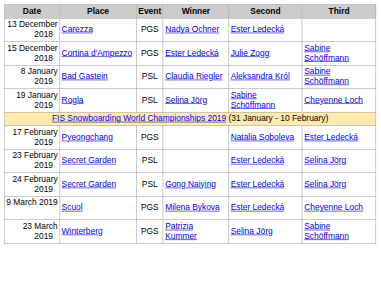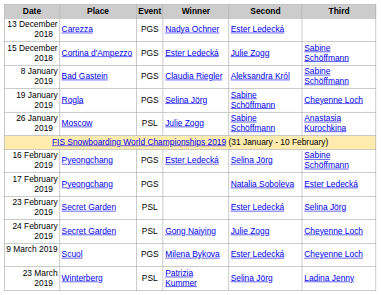(150, 76) PSL -> (150, 76) PGS
(150, 100) PSL -> (150, 100) PGS
+ row: (37, 123)
+ row: (35, 160)
(257, 184) Ester Ledecká -> (250, 231) Julie Zogg
(325, 184) Selina Jörg -> (334, 231) Cheyenne Loch
(150, 231) PGS -> (150, 278) PSL
(327, 231) Sabine Schöffmann -> (329, 278) Ladina Jenny
